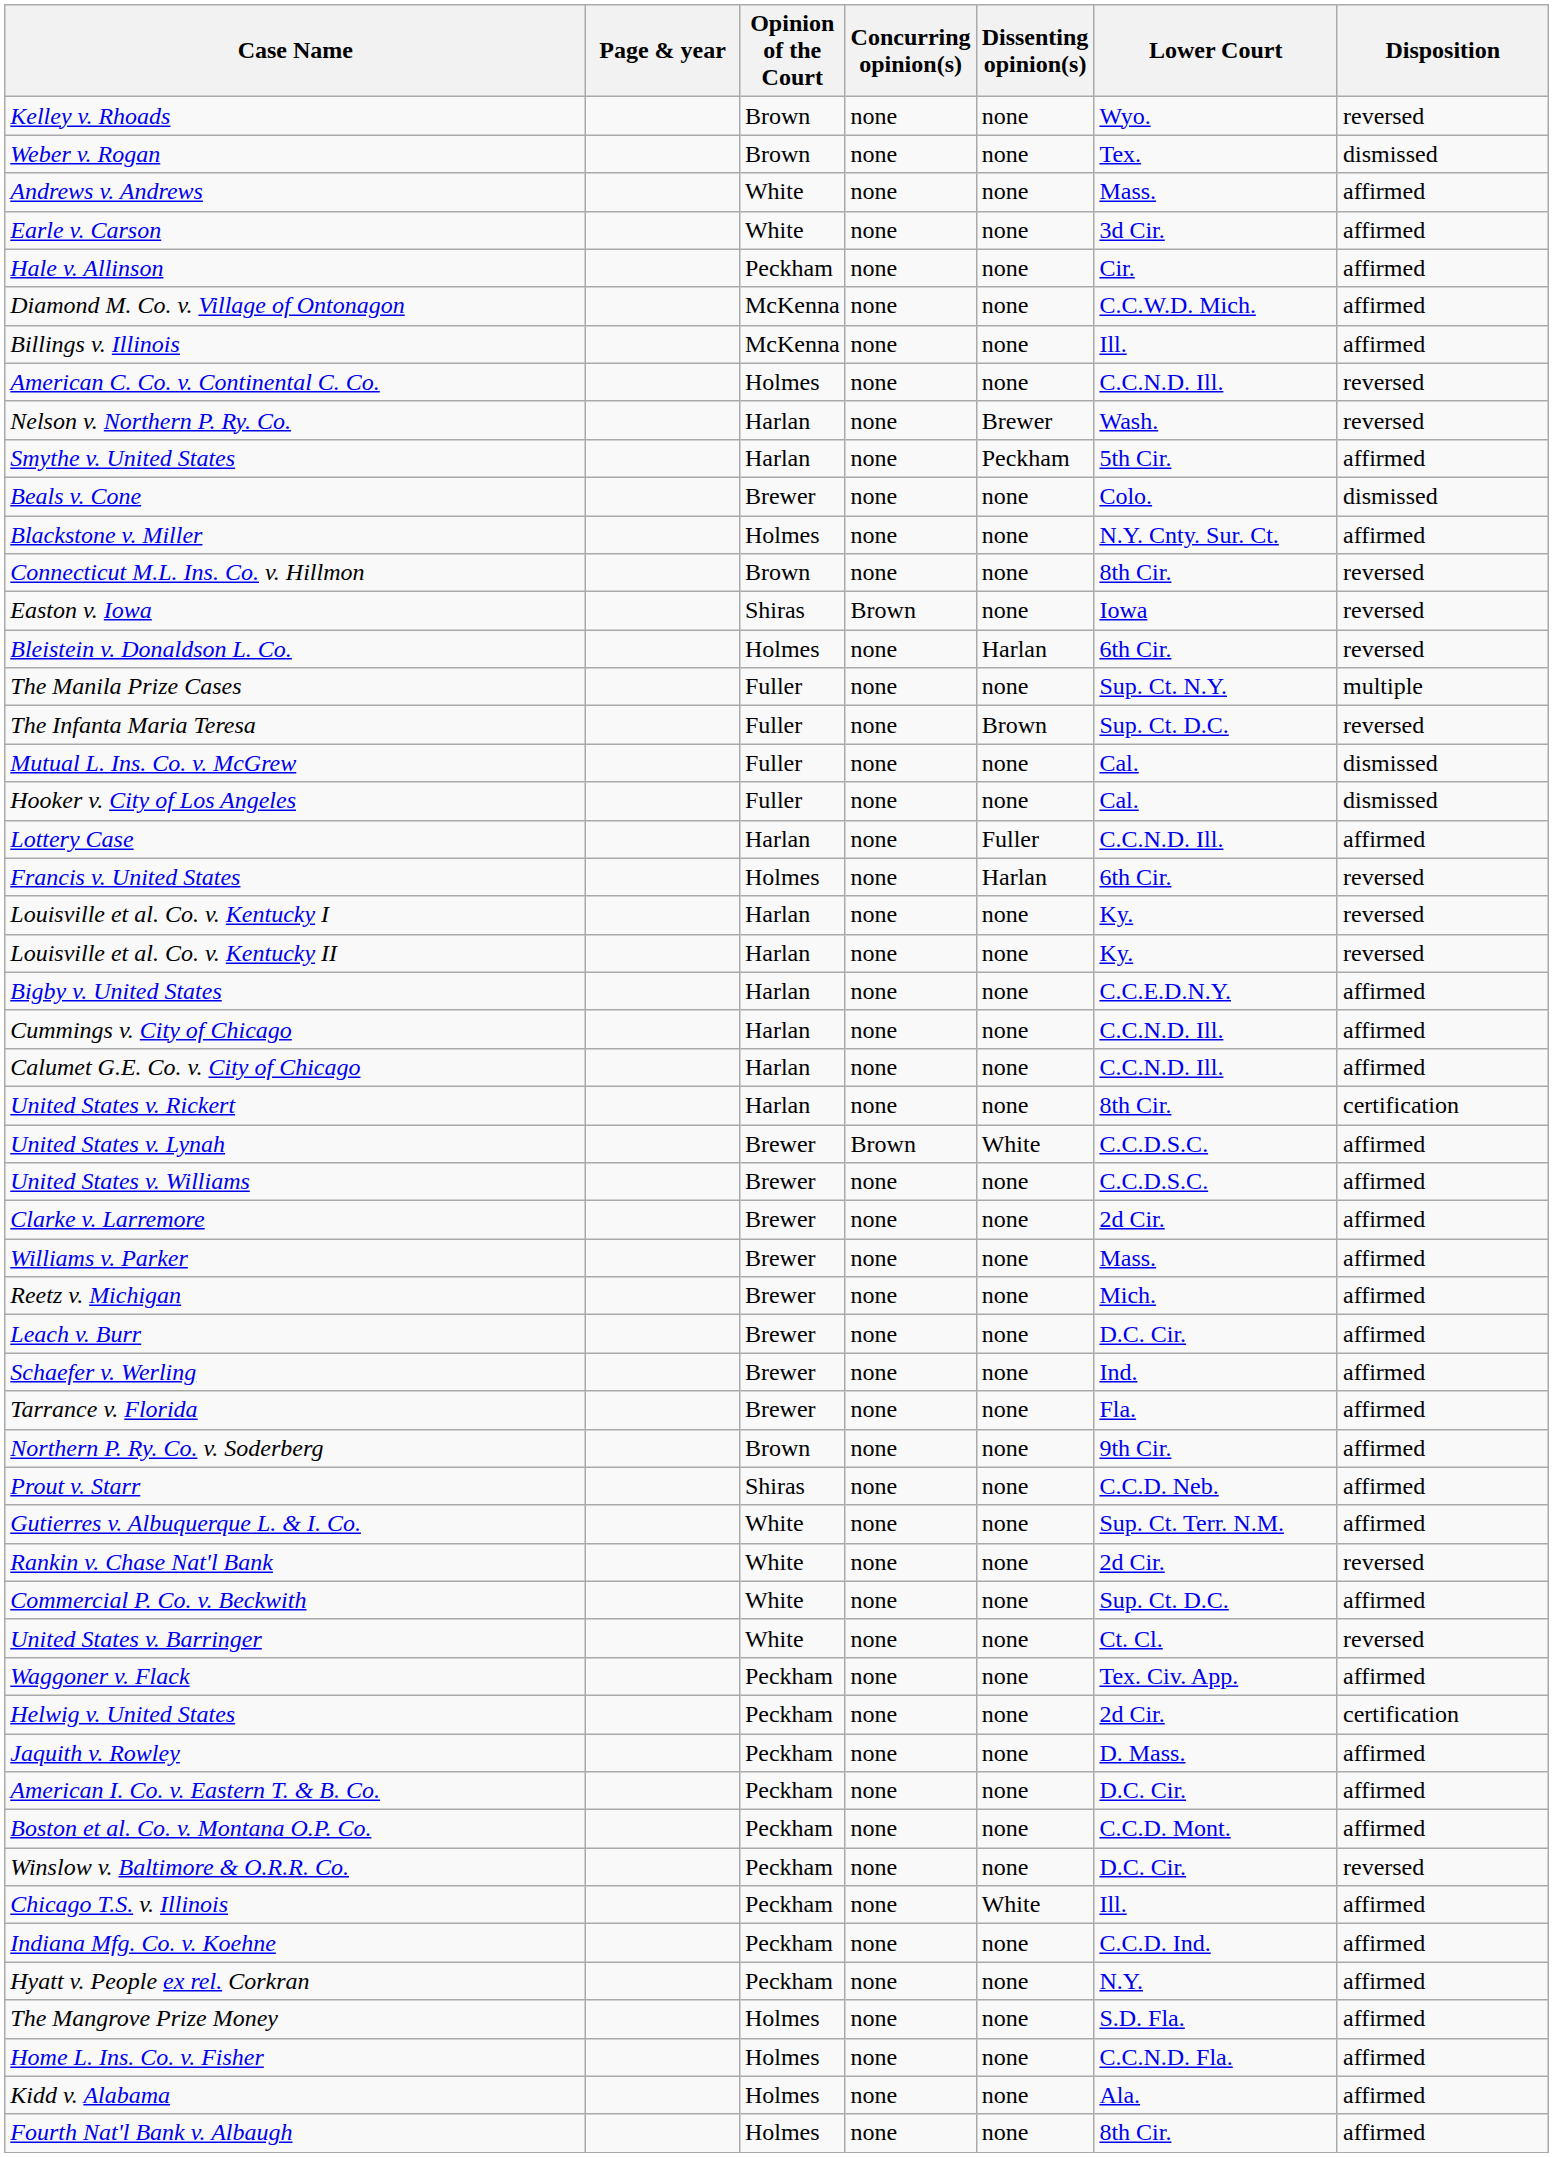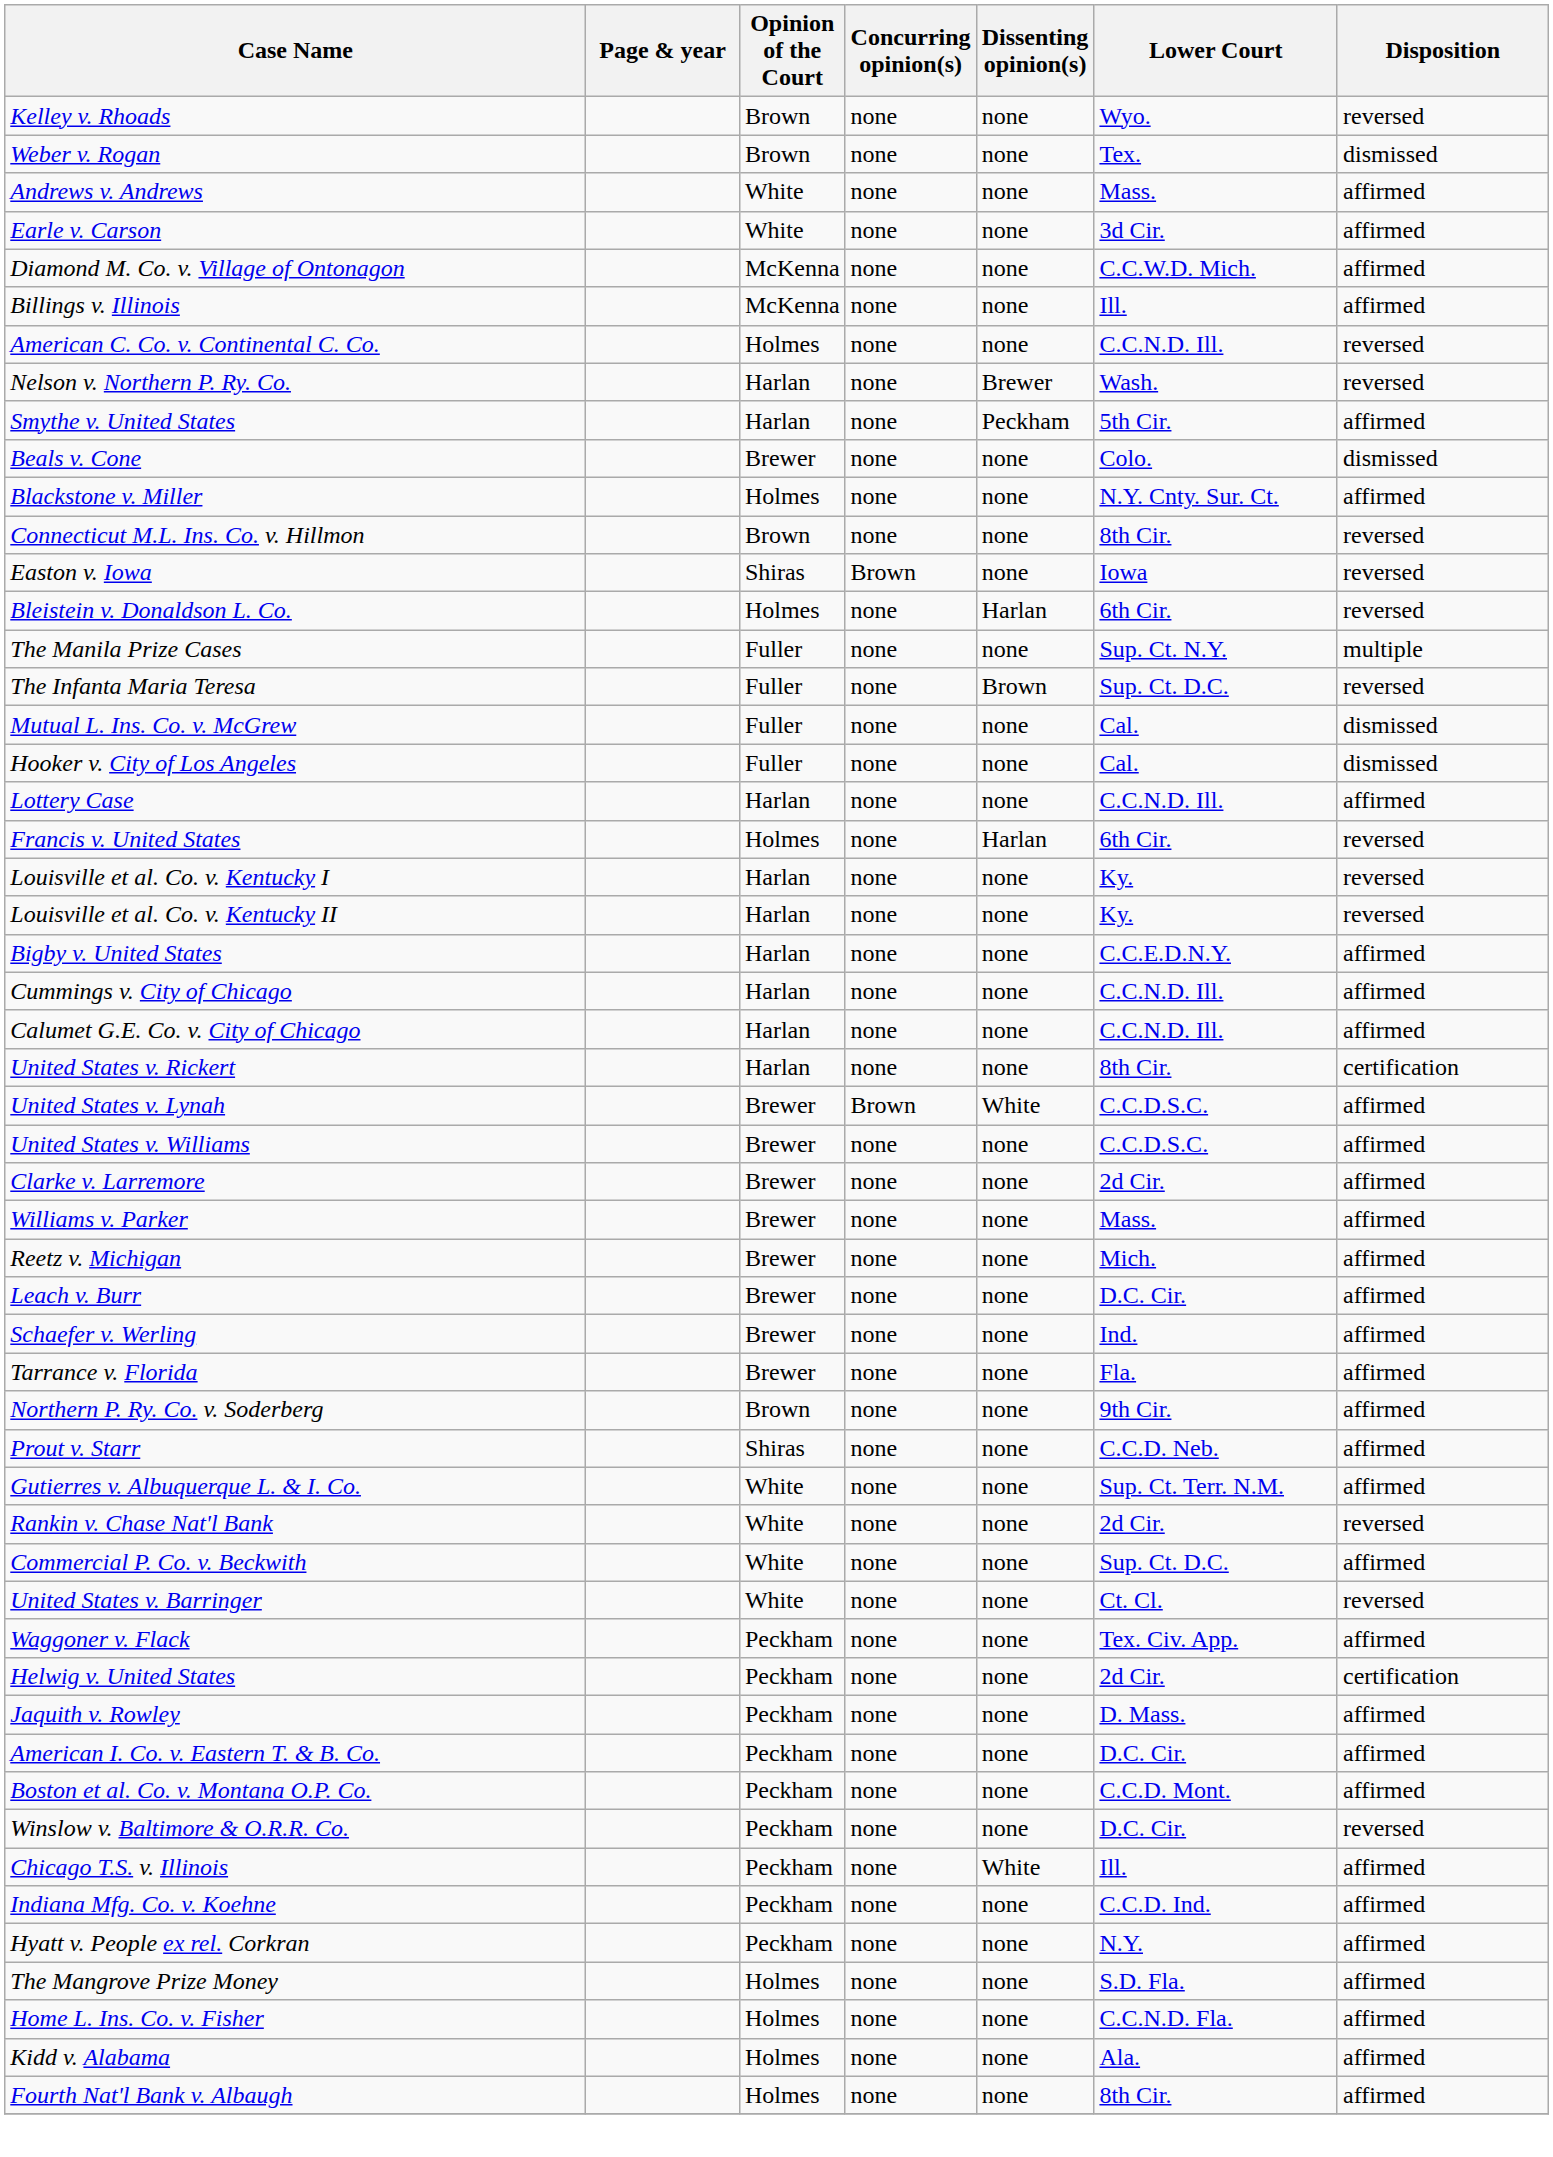- row: (87, 267)
(1010, 838) Fuller -> (1005, 800) none
